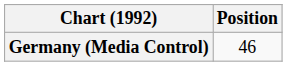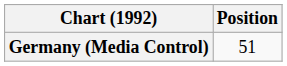(247, 46) 46 -> (247, 46) 51
